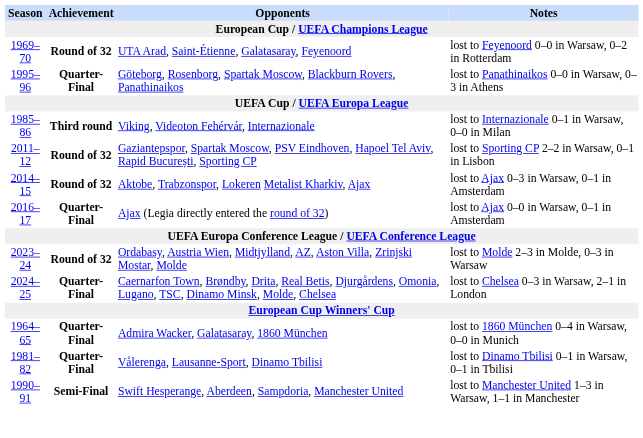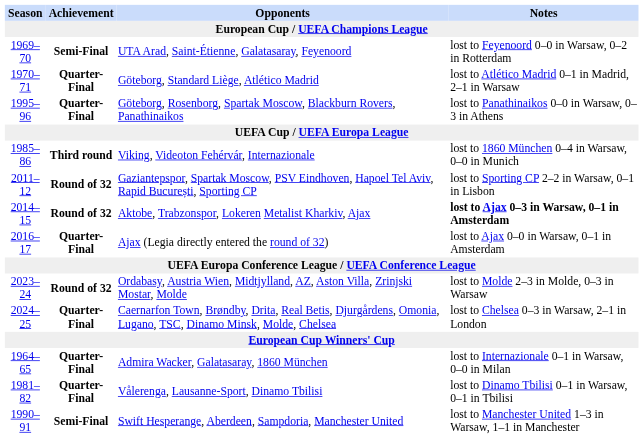(81, 51) Round of 32 -> (81, 51) Semi-Final
+ row: (218, 80)
(537, 126) lost to Internazionale 0–1 in Warsaw, 0–0 in Milan -> (539, 155) lost to 1860 München 0–4 in Warsaw, 0–0 in Munich
(531, 184) normal -> (534, 213) bold
(539, 333) lost to 1860 München 0–4 in Warsaw, 0–0 in Munich -> (537, 362) lost to Internazionale 0–1 in Warsaw, 0–0 in Milan
